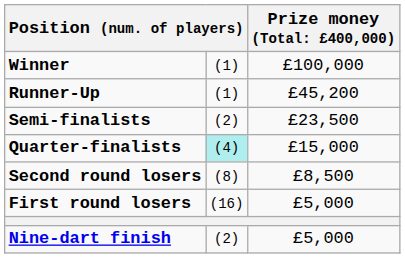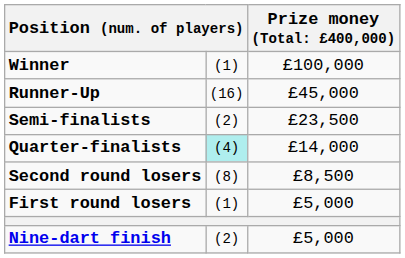(227, 94) (1) -> (227, 94) (16)
(323, 93) £45,200 -> (323, 93) £45,000
(323, 148) £15,000 -> (323, 148) £14,000
(227, 204) (16) -> (227, 204) (1)
